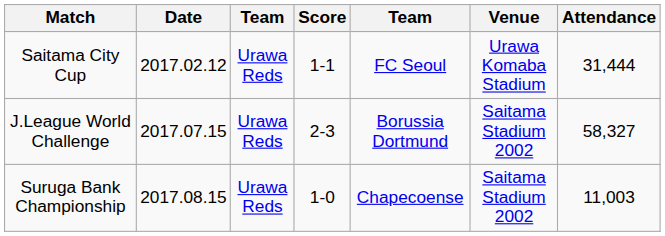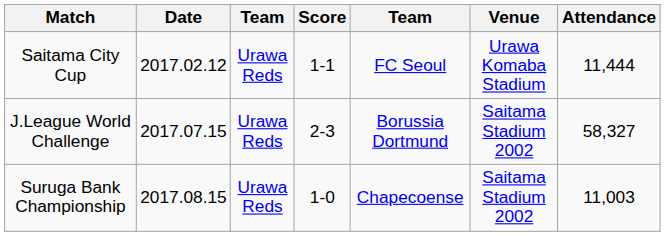(609, 65) 31,444 -> (609, 65) 11,444
